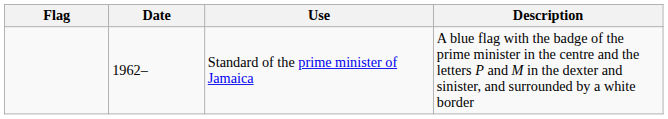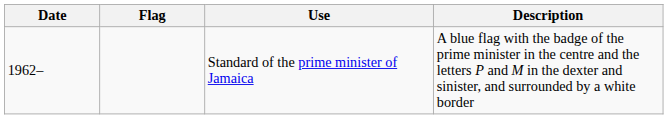columns swapped: (57, 15) <-> (157, 15)
